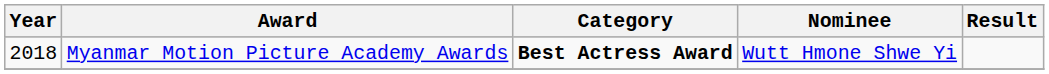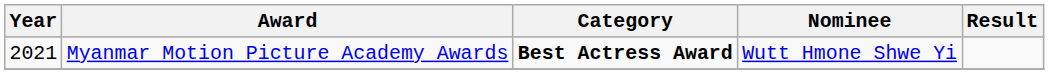(33, 53) 2018 -> (33, 53) 2021
